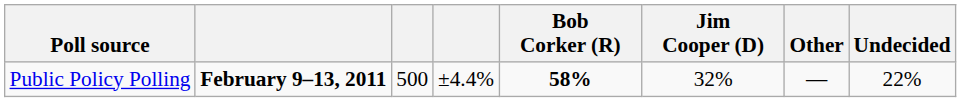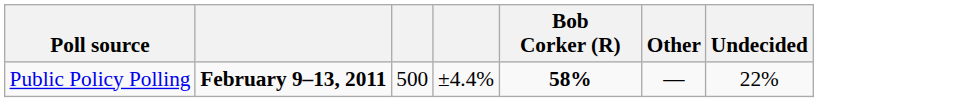- column: (713, 33)
